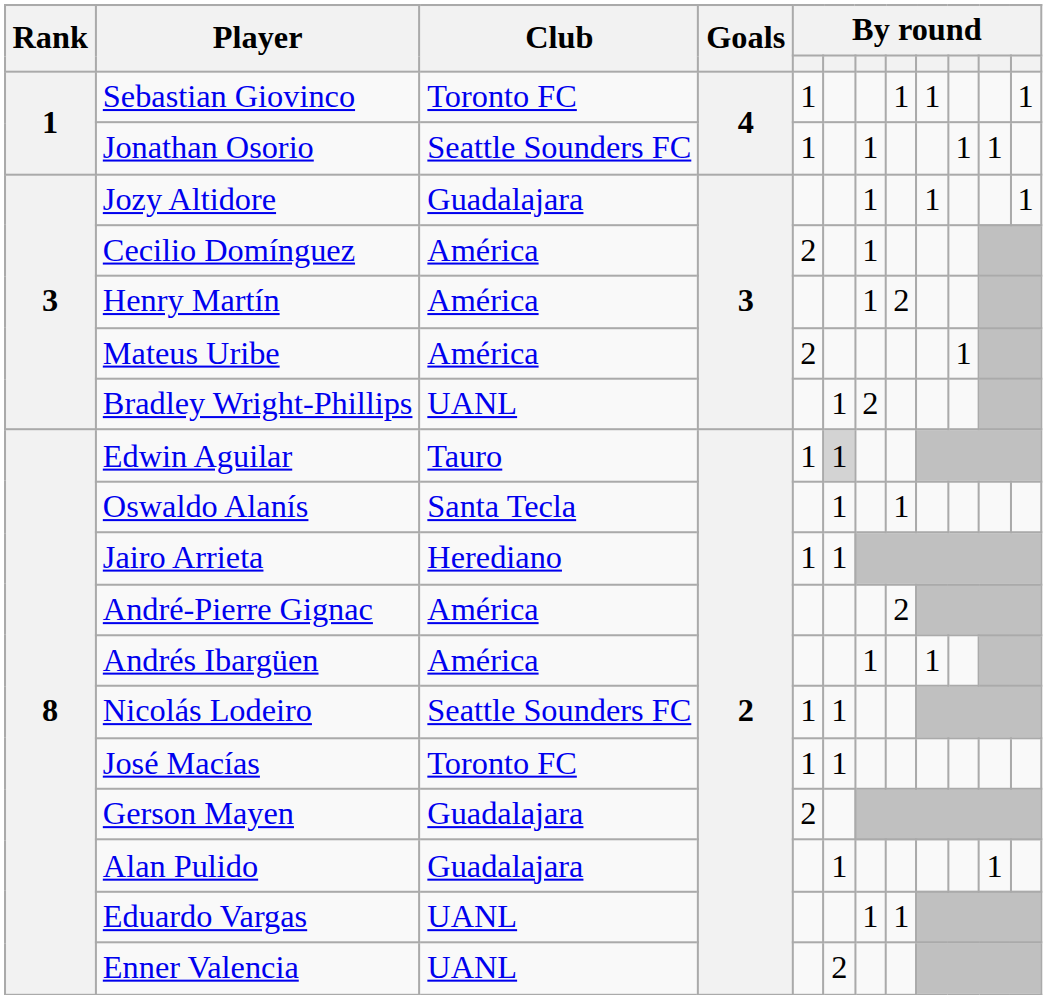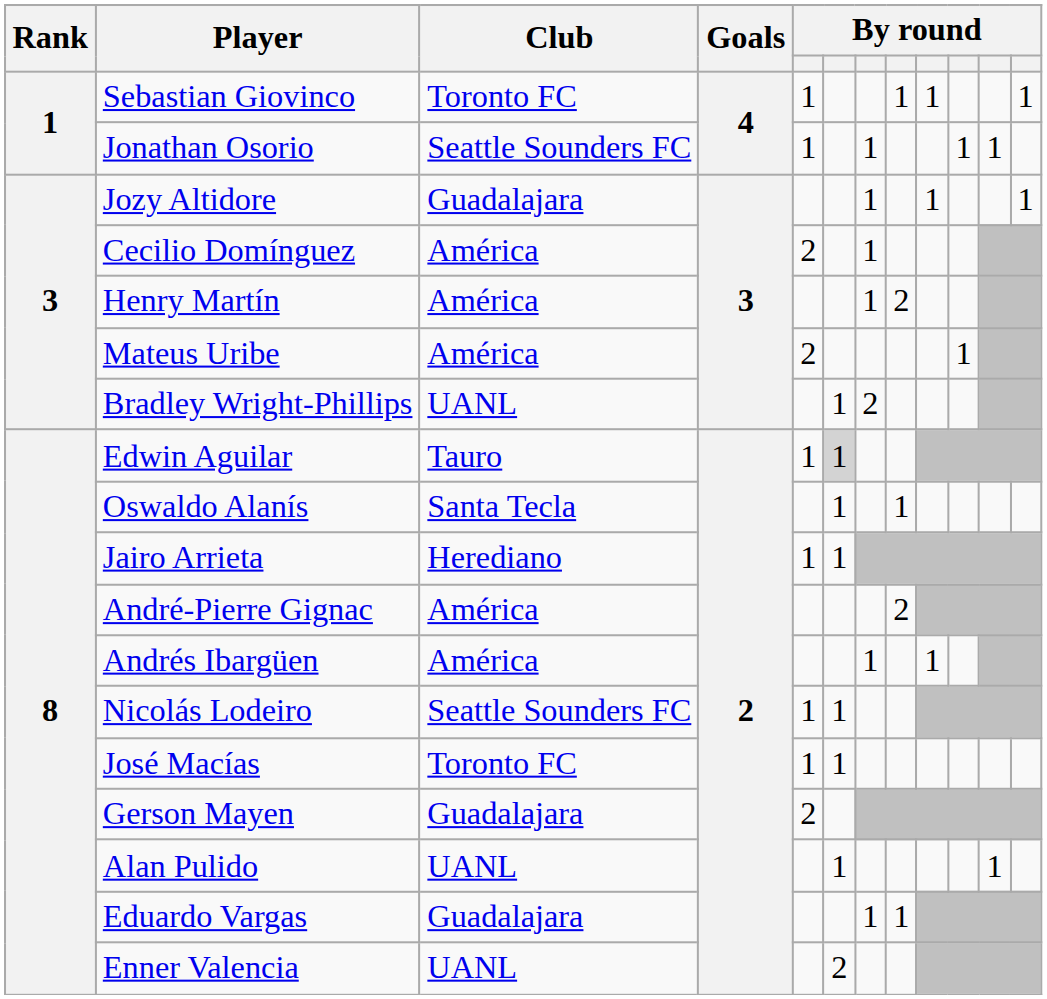(505, 865) Guadalajara -> (472, 865) UANL
(472, 916) UANL -> (505, 916) Guadalajara
